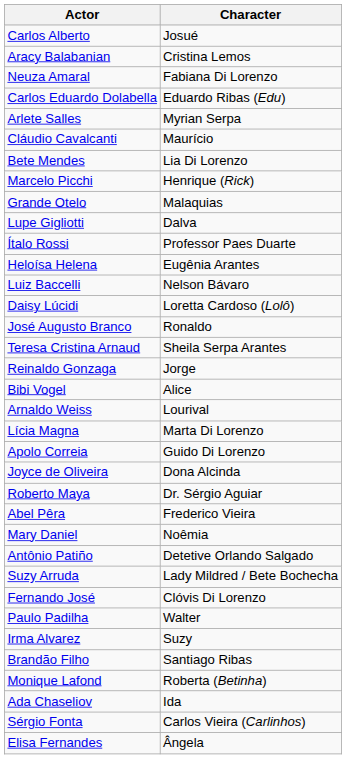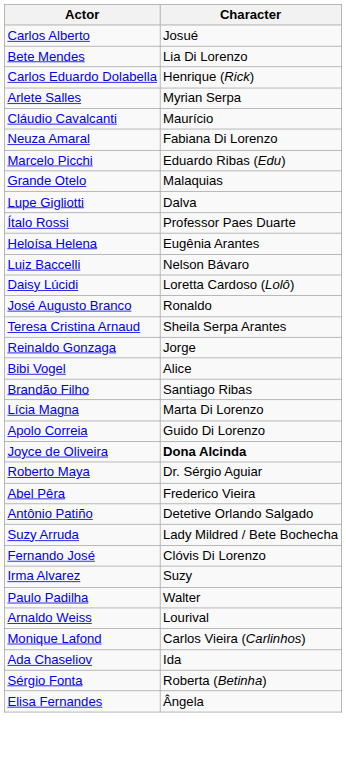- row: (59, 56)
rows swapped: (49, 77) <-> (46, 160)
(224, 98) Eduardo Ribas (Edu) -> (209, 77) Henrique (Rick)
(209, 181) Henrique (Rick) -> (224, 160) Eduardo Ribas (Edu)
rows swapped: (48, 659) <-> (50, 410)
(202, 472) normal -> (205, 451) bold
- row: (42, 535)
rows swapped: (44, 639) <-> (48, 618)
(215, 680) Roberta (Betinha) -> (234, 639) Carlos Vieira (Carlinhos)
(234, 722) Carlos Vieira (Carlinhos) -> (215, 680) Roberta (Betinha)
